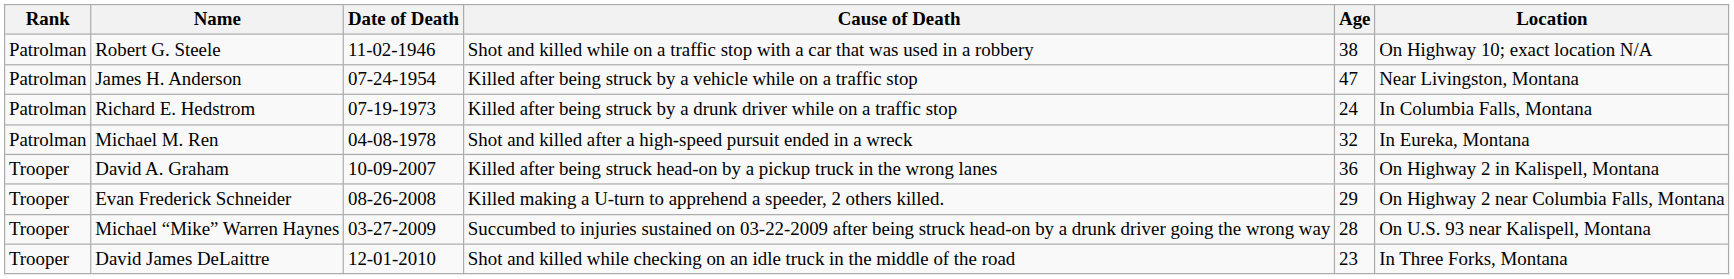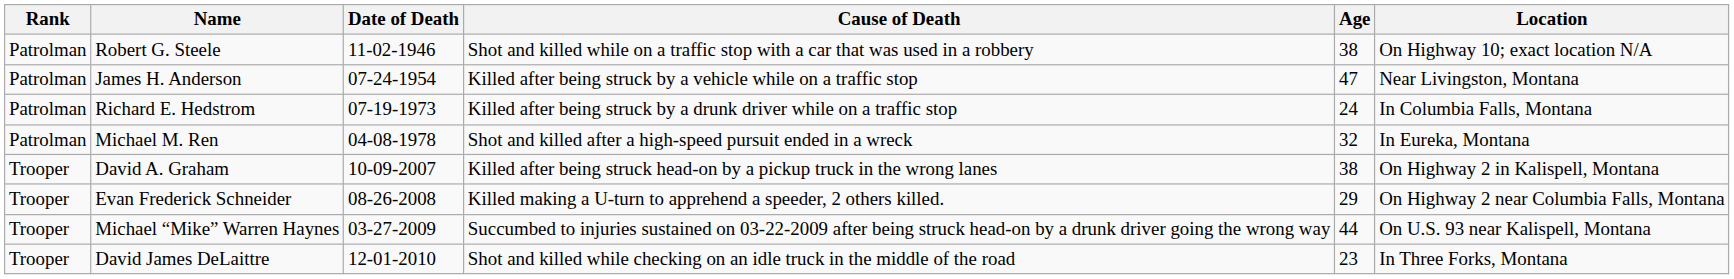(1348, 169) 36 -> (1348, 169) 38
(1348, 229) 28 -> (1348, 229) 44
